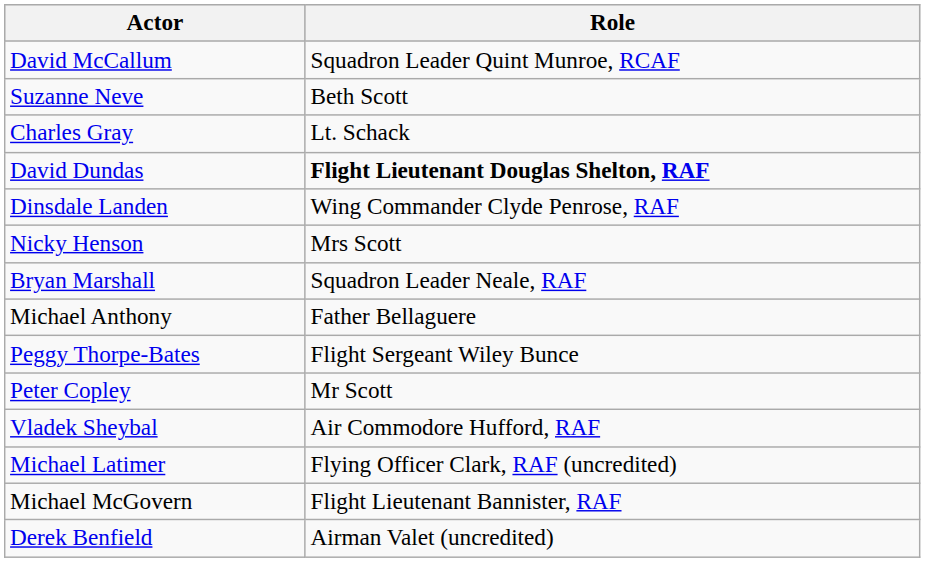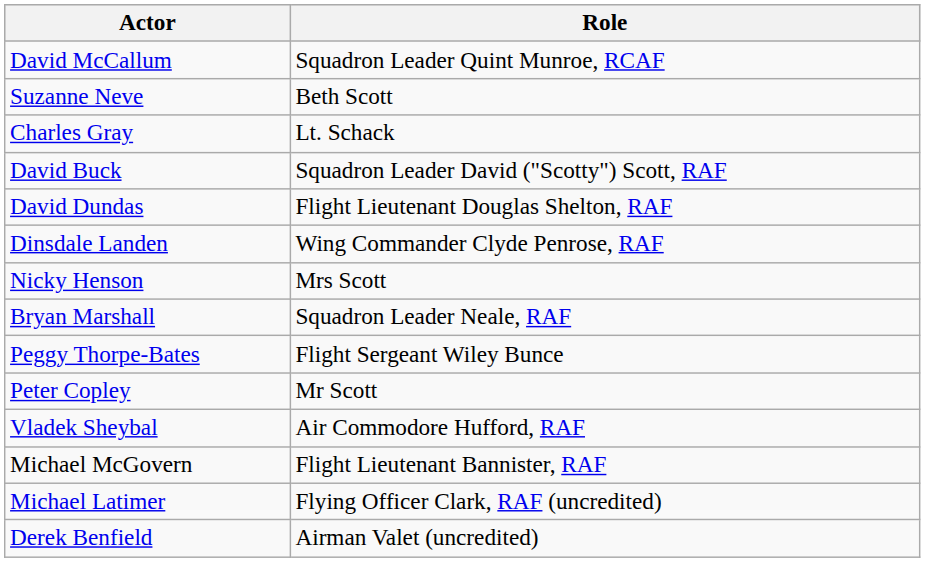+ row: (66, 170)
(510, 170) bold -> (484, 206) normal
- row: (91, 317)
rows swapped: (101, 501) <-> (88, 464)
